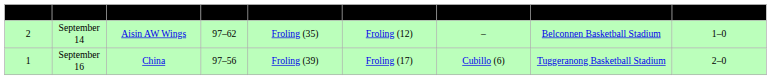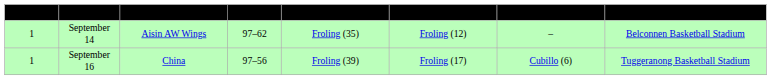- column: (719, 12)
(28, 34) 2 -> (32, 34) 1
